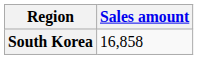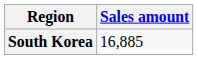(122, 41) 16,858 -> (122, 41) 16,885
